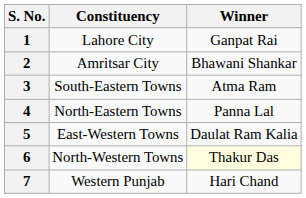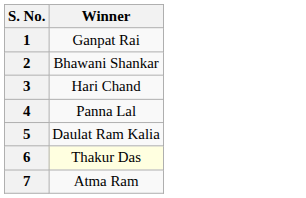- column: (118, 16)
(244, 87) Atma Ram -> (106, 87) Hari Chand
(244, 181) Hari Chand -> (106, 181) Atma Ram
